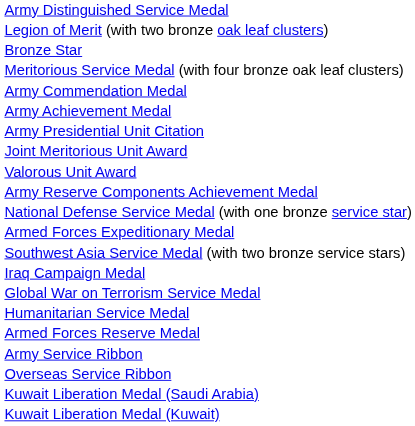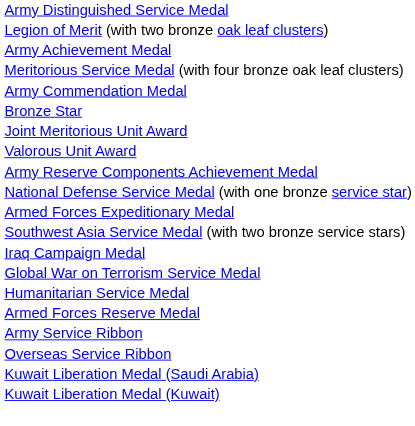rows swapped: (43, 50) <-> (88, 111)
- row: (104, 131)
